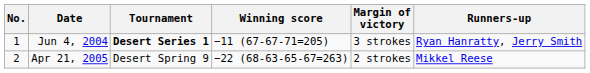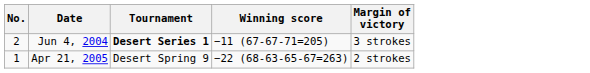- column: (499, 19)
(17, 43) 1 -> (17, 43) 2
(17, 60) 2 -> (17, 60) 1
